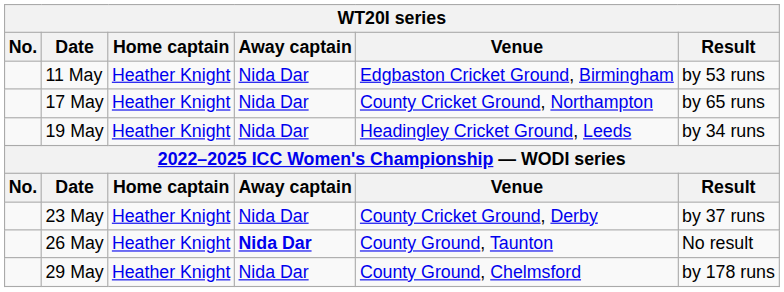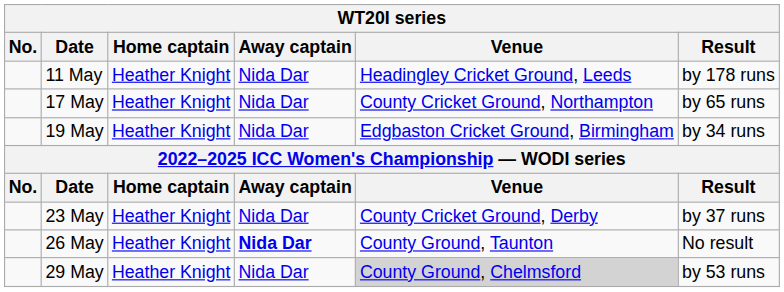(517, 74) Edgbaston Cricket Ground, Birmingham -> (496, 74) Headingley Cricket Ground, Leeds
(723, 74) by 53 runs -> (728, 74) by 178 runs
(496, 131) Headingley Cricket Ground, Leeds -> (517, 131) Edgbaston Cricket Ground, Birmingham
(470, 272) no background -> (470, 272) lightgrey background
(728, 272) by 178 runs -> (723, 272) by 53 runs
